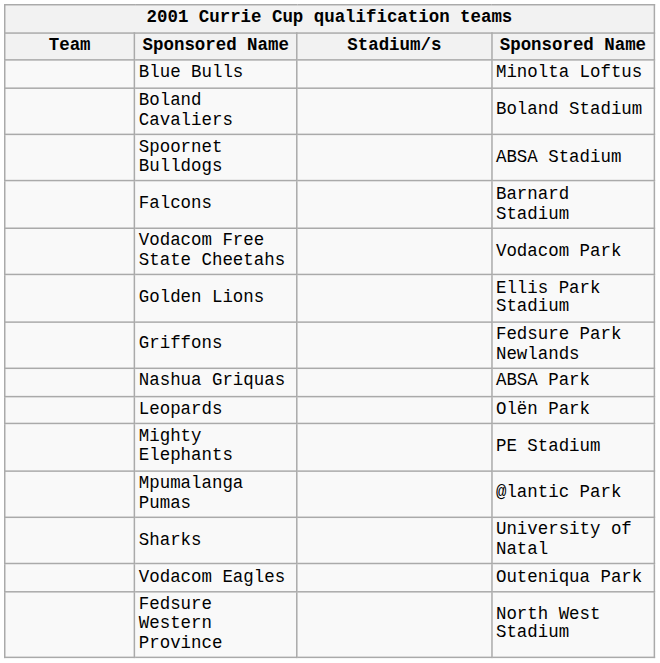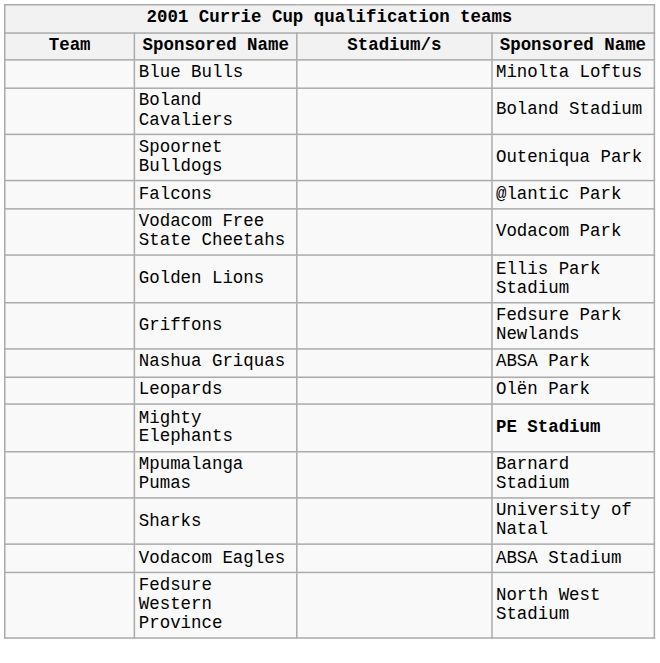(559, 157) ABSA Stadium -> (569, 157) Outeniqua Park
(533, 204) Barnard Stadium -> (559, 194) @lantic Park
(548, 446) normal -> (548, 427) bold
(559, 493) @lantic Park -> (533, 474) Barnard Stadium
(569, 577) Outeniqua Park -> (559, 558) ABSA Stadium
